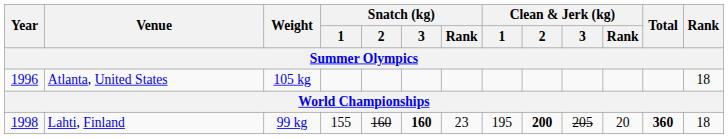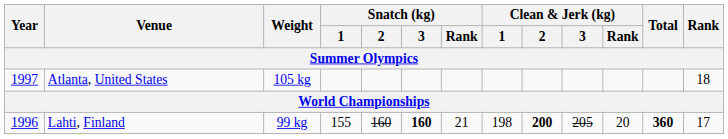(25, 79) 1996 -> (25, 79) 1997
(25, 123) 1998 -> (25, 123) 1996
(462, 123) 23 -> (462, 123) 21
(502, 123) 195 -> (502, 123) 198
(703, 123) 18 -> (703, 123) 17
